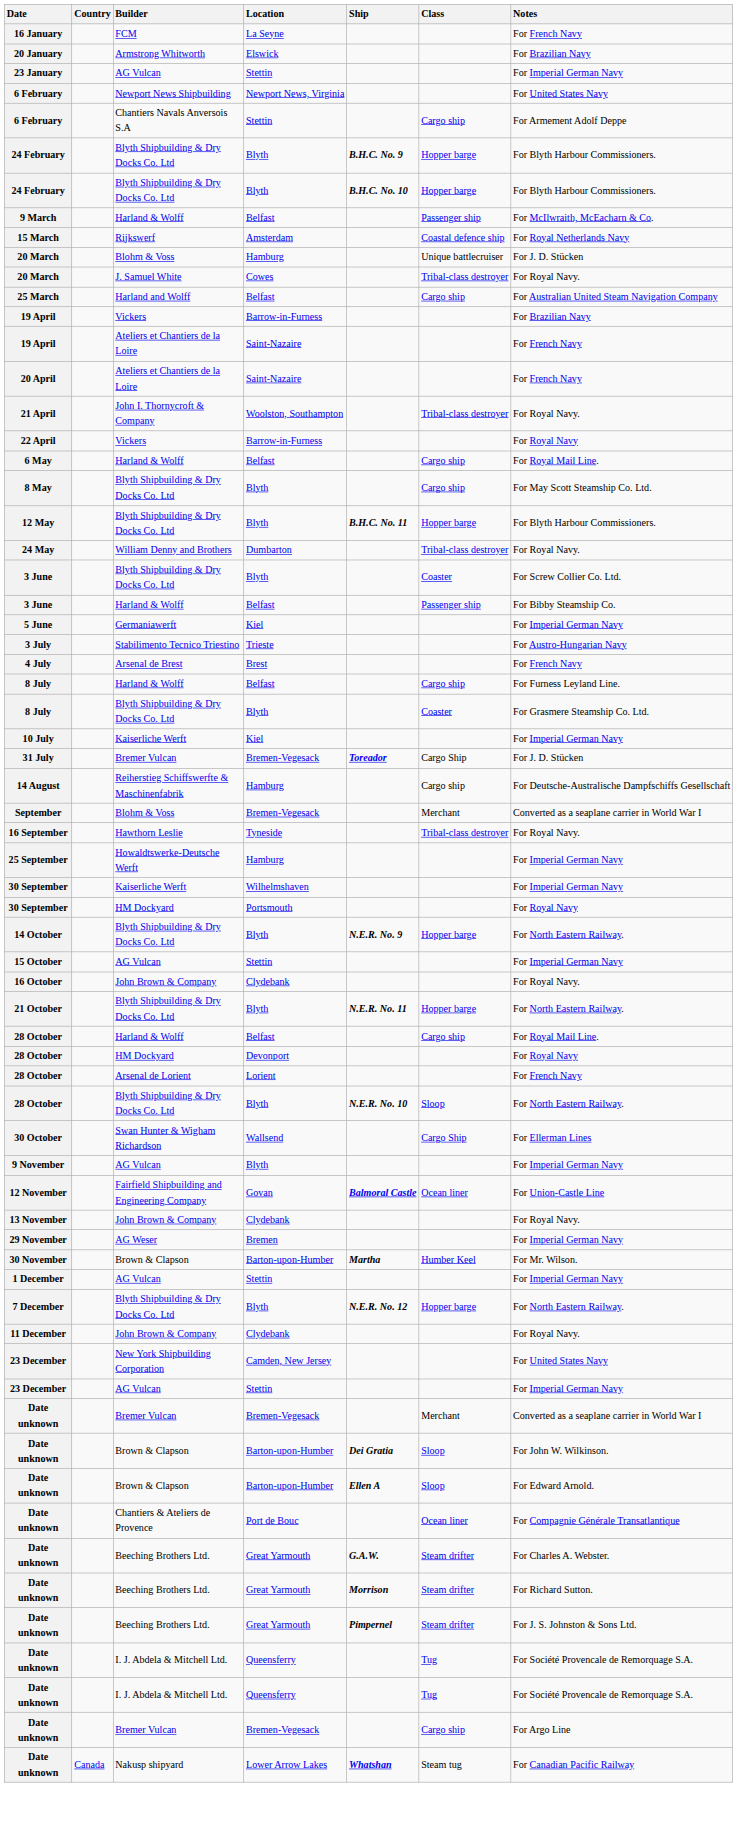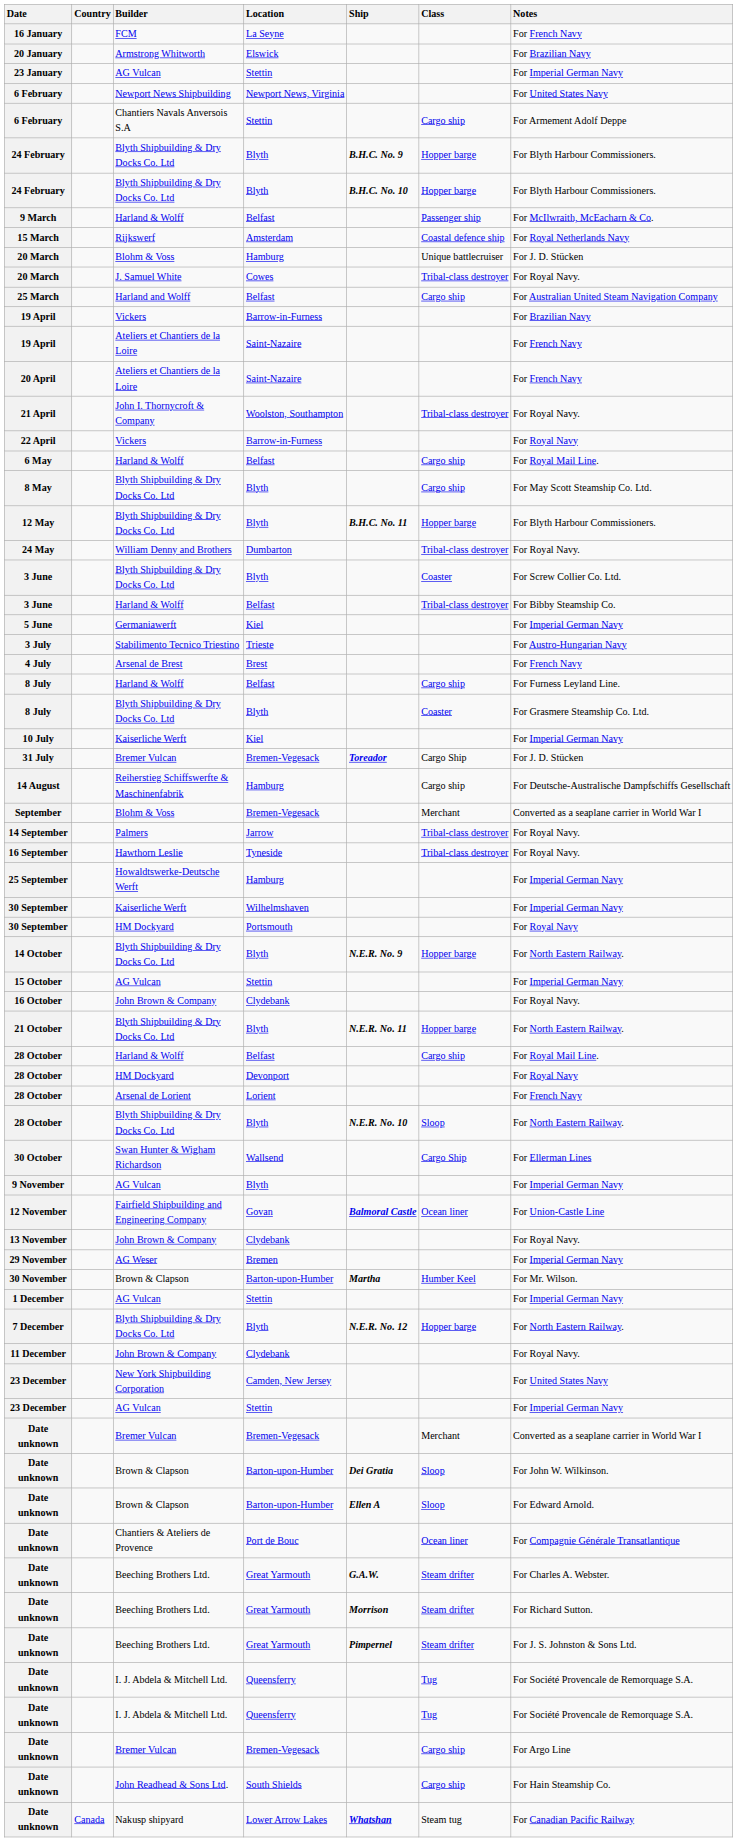(451, 605) Passenger ship -> (465, 605) Tribal-class destroyer
+ row: (38, 832)
+ row: (38, 1784)
